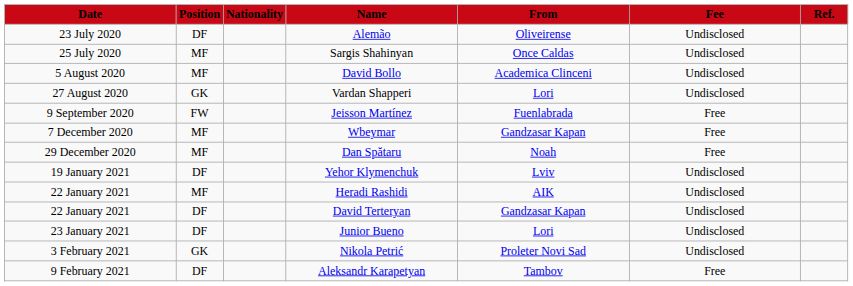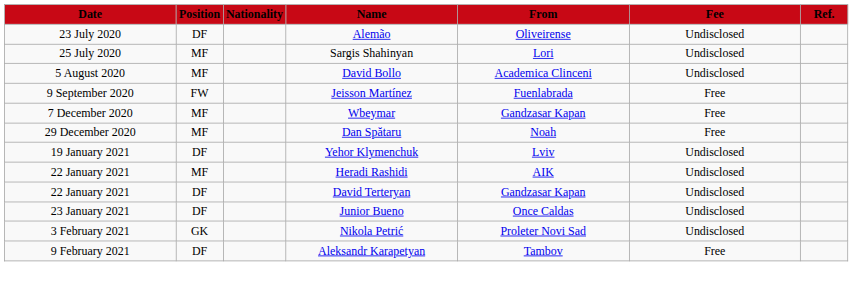(543, 54) Once Caldas -> (543, 54) Lori
- row: (372, 93)
(543, 231) Lori -> (543, 211) Once Caldas
